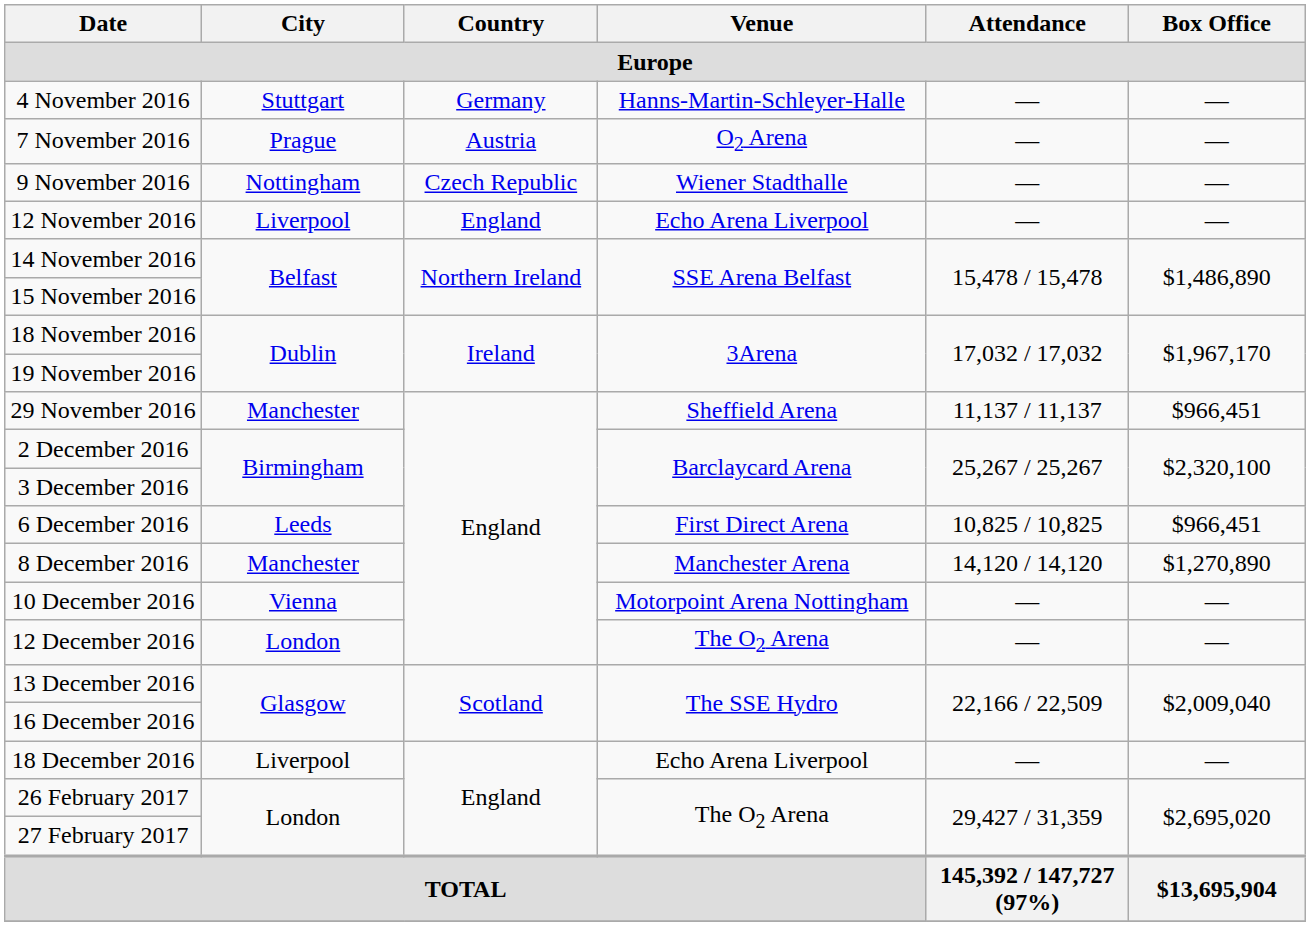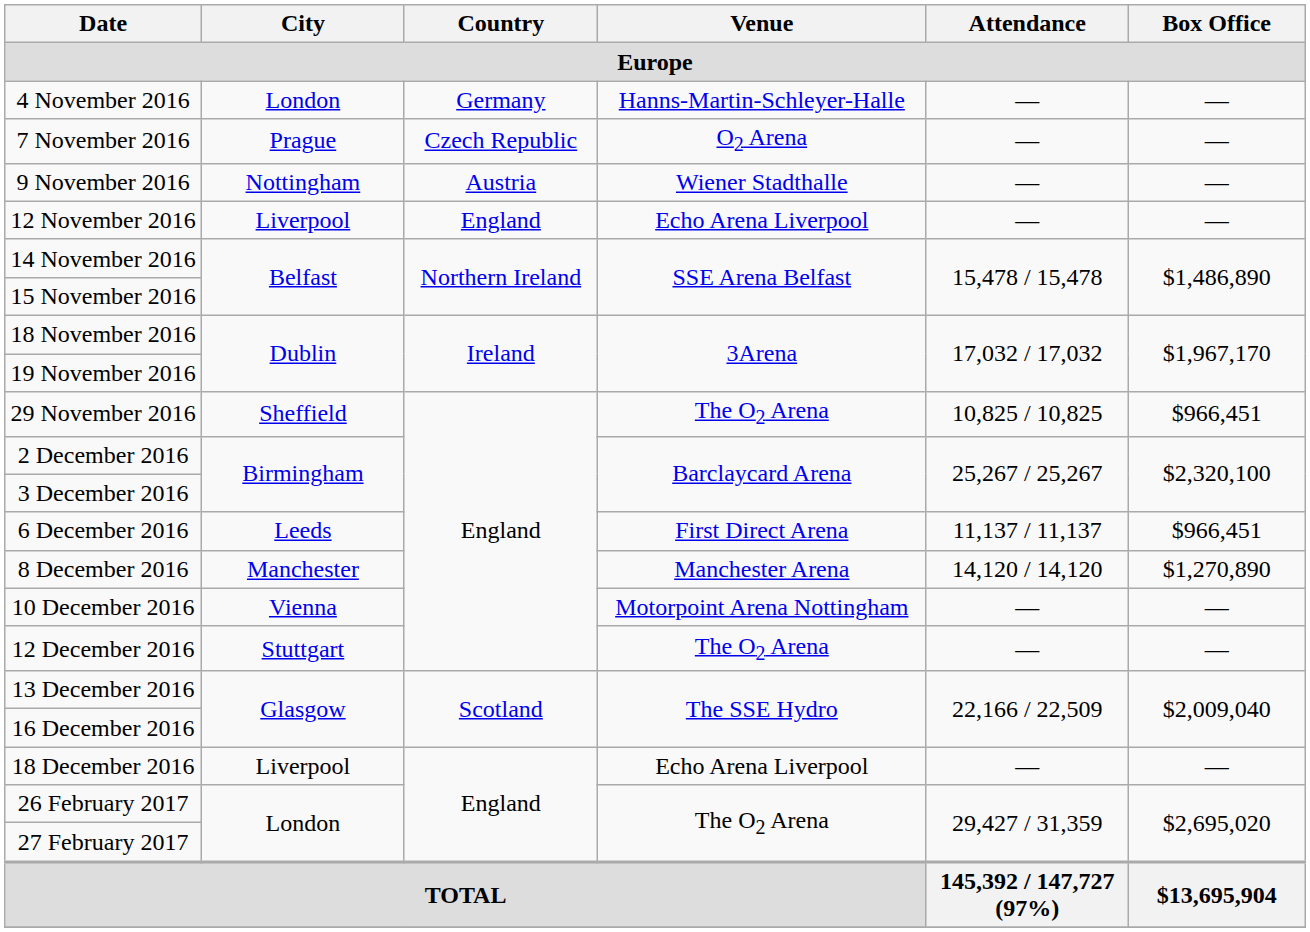(303, 99) Stuttgart -> (303, 99) London
(501, 140) Austria -> (501, 140) Czech Republic
(501, 182) Czech Republic -> (501, 182) Austria
(303, 410) Manchester -> (303, 413) Sheffield
(762, 410) Sheffield Arena -> (762, 413) The O2 Arena
(1027, 410) 11,137 / 11,137 -> (1027, 413) 10,825 / 10,825
(1027, 524) 10,825 / 10,825 -> (1027, 530) 11,137 / 11,137
(303, 641) London -> (303, 648) Stuttgart
